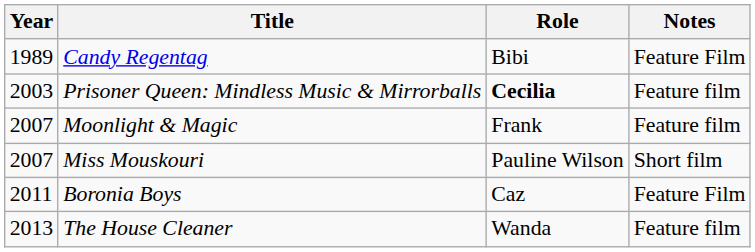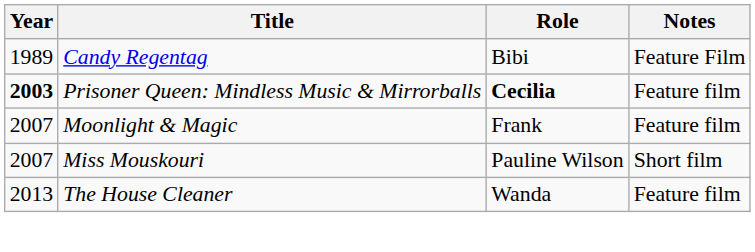(31, 90) normal -> (31, 90) bold
- row: (122, 194)
